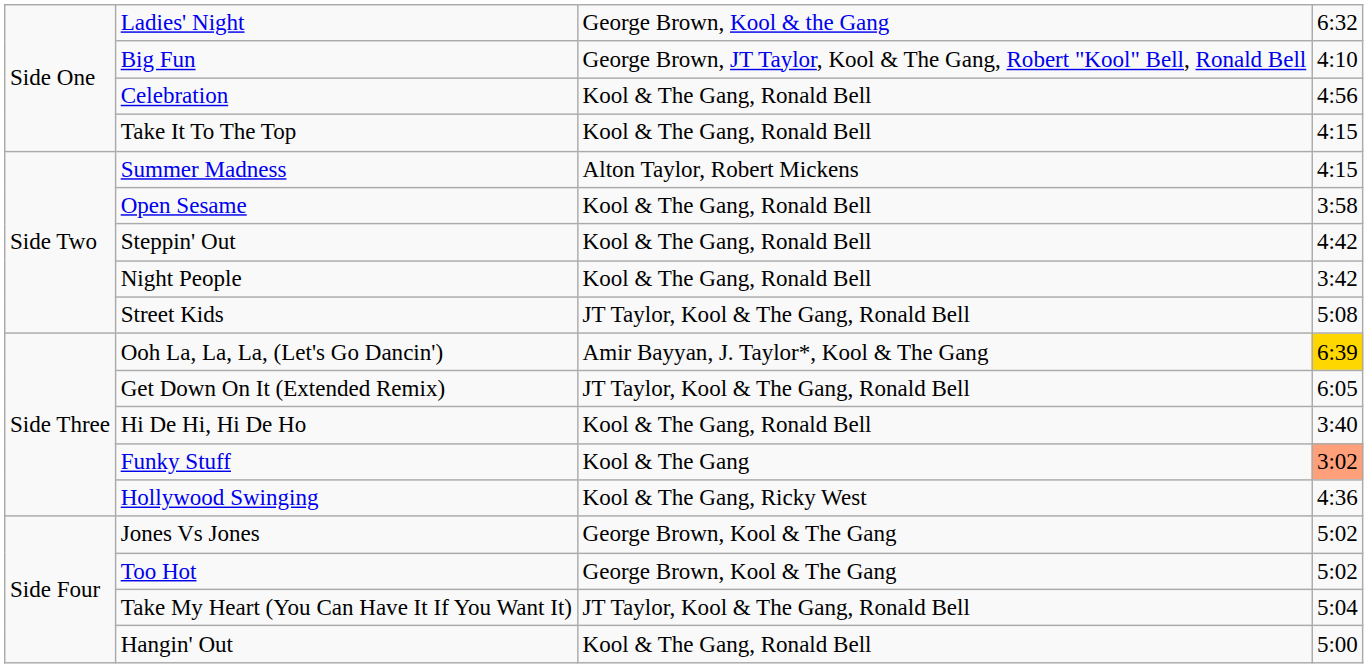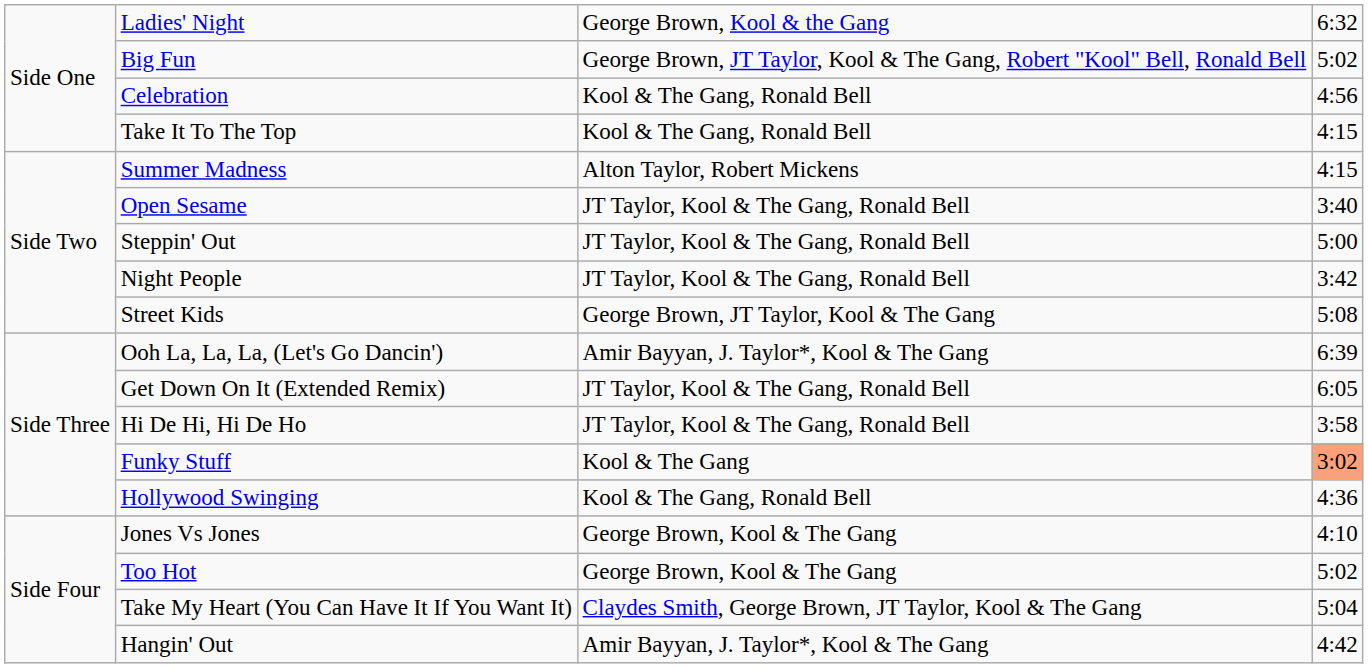(1337, 59) 4:10 -> (1337, 59) 5:02
(727, 205) Kool & The Gang, Ronald Bell -> (776, 205) JT Taylor, Kool & The Gang, Ronald Bell
(1337, 205) 3:58 -> (1337, 205) 3:40
(727, 242) Kool & The Gang, Ronald Bell -> (776, 242) JT Taylor, Kool & The Gang, Ronald Bell
(1337, 242) 4:42 -> (1337, 242) 5:00
(727, 278) Kool & The Gang, Ronald Bell -> (776, 278) JT Taylor, Kool & The Gang, Ronald Bell
(776, 315) JT Taylor, Kool & The Gang, Ronald Bell -> (789, 315) George Brown, JT Taylor, Kool & The Gang
(1337, 351) gold background -> (1337, 351) no background
(727, 424) Kool & The Gang, Ronald Bell -> (776, 424) JT Taylor, Kool & The Gang, Ronald Bell
(1337, 424) 3:40 -> (1337, 424) 3:58
(725, 497) Kool & The Gang, Ricky West -> (727, 497) Kool & The Gang, Ronald Bell
(1337, 534) 5:02 -> (1337, 534) 4:10
(776, 607) JT Taylor, Kool & The Gang, Ronald Bell -> (862, 607) Claydes Smith, George Brown, JT Taylor, Kool & The Gang
(727, 643) Kool & The Gang, Ronald Bell -> (786, 643) Amir Bayyan, J. Taylor*, Kool & The Gang
(1337, 643) 5:00 -> (1337, 643) 4:42
